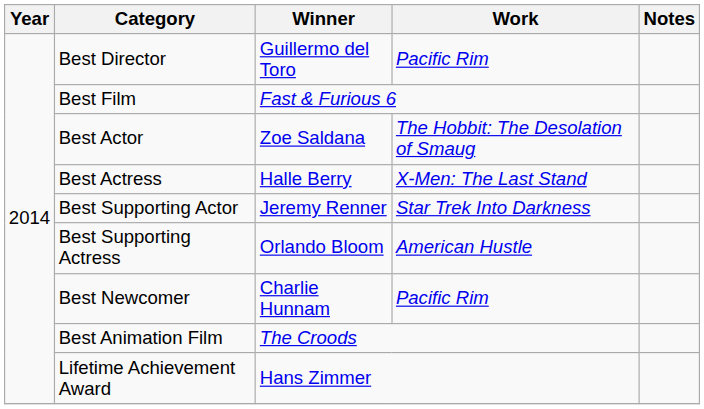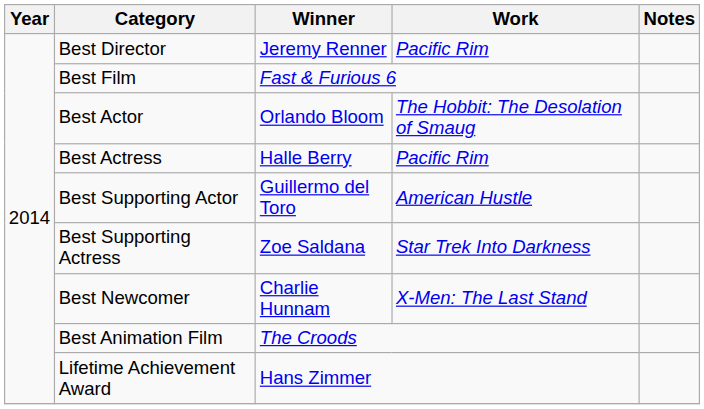(314, 59) Guillermo del Toro -> (323, 48) Jeremy Renner
(312, 138) Zoe Saldana -> (322, 117) Orlando Bloom
(491, 178) X-Men: The Last Stand -> (442, 157) Pacific Rim
(323, 208) Jeremy Renner -> (314, 197) Guillermo del Toro
(493, 208) Star Trek Into Darkness -> (464, 197) American Hustle
(322, 248) Orlando Bloom -> (312, 248) Zoe Saldana
(464, 248) American Hustle -> (493, 248) Star Trek Into Darkness
(442, 298) Pacific Rim -> (491, 298) X-Men: The Last Stand
